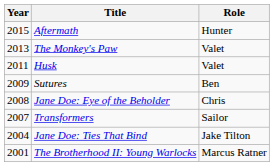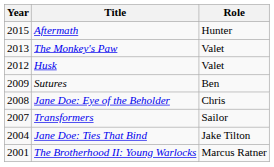(18, 65) 2011 -> (18, 65) 2012
